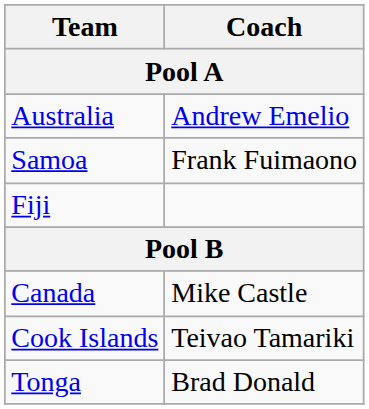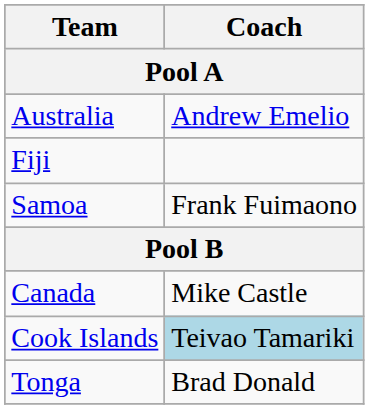rows swapped: (31, 204) <-> (49, 159)
(263, 337) no background -> (263, 337) lightblue background
